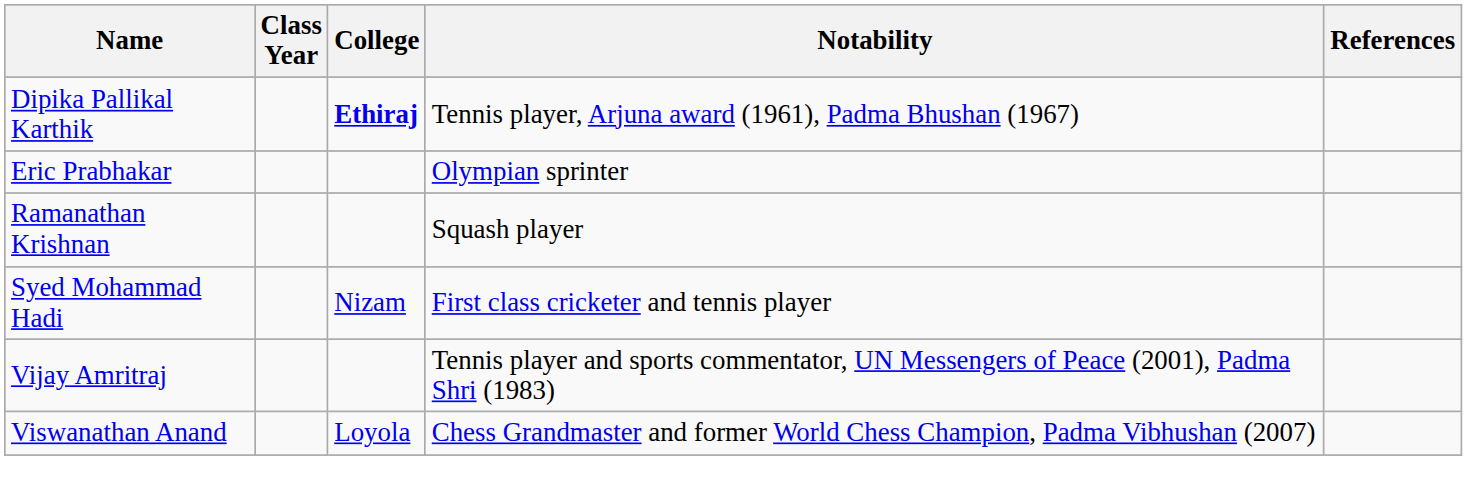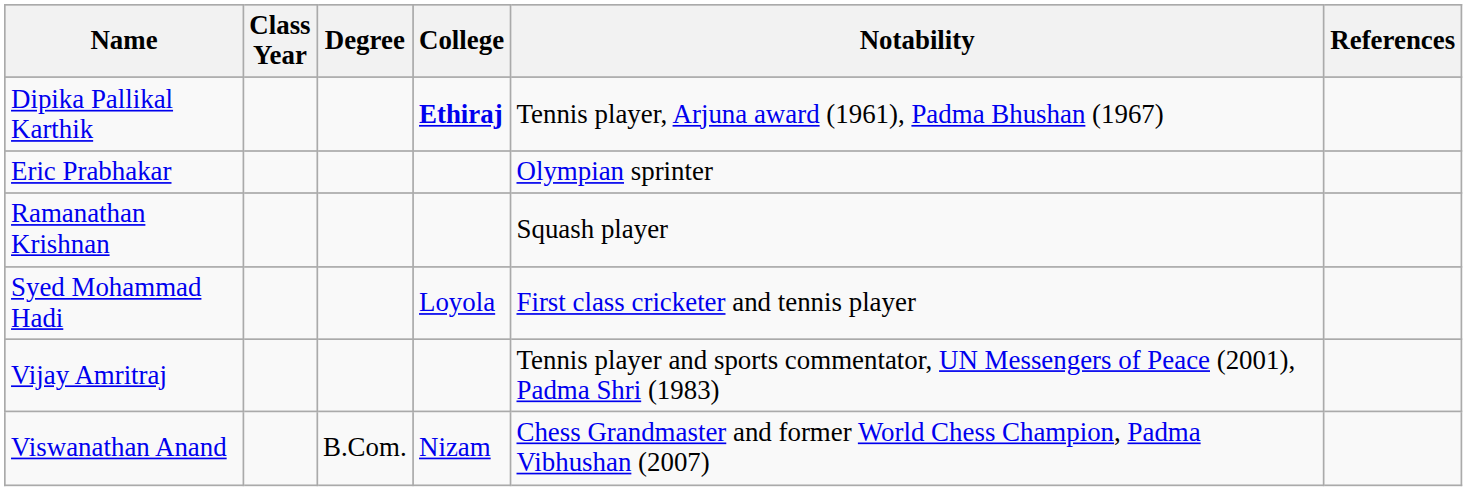+ column: (365, 40)
(370, 302) Nizam -> (457, 302) Loyola
(372, 432) Loyola -> (455, 447) Nizam
